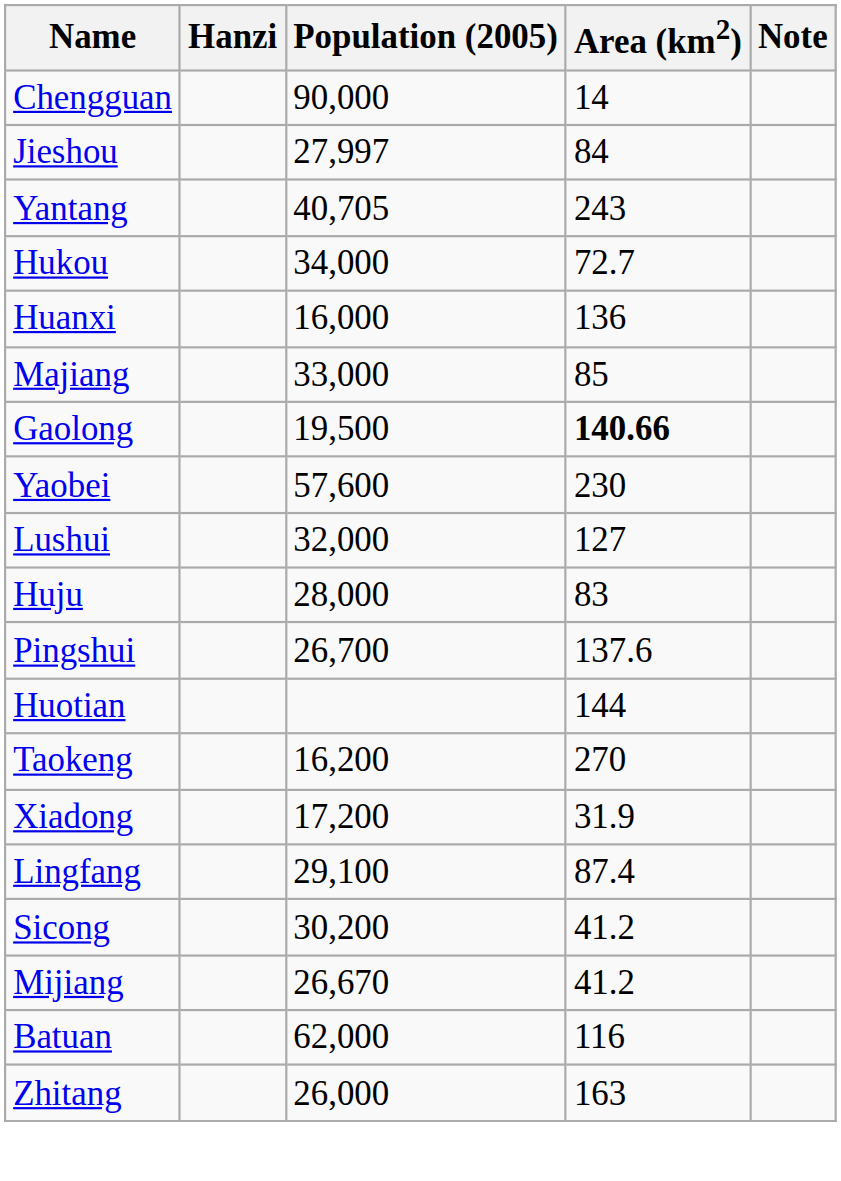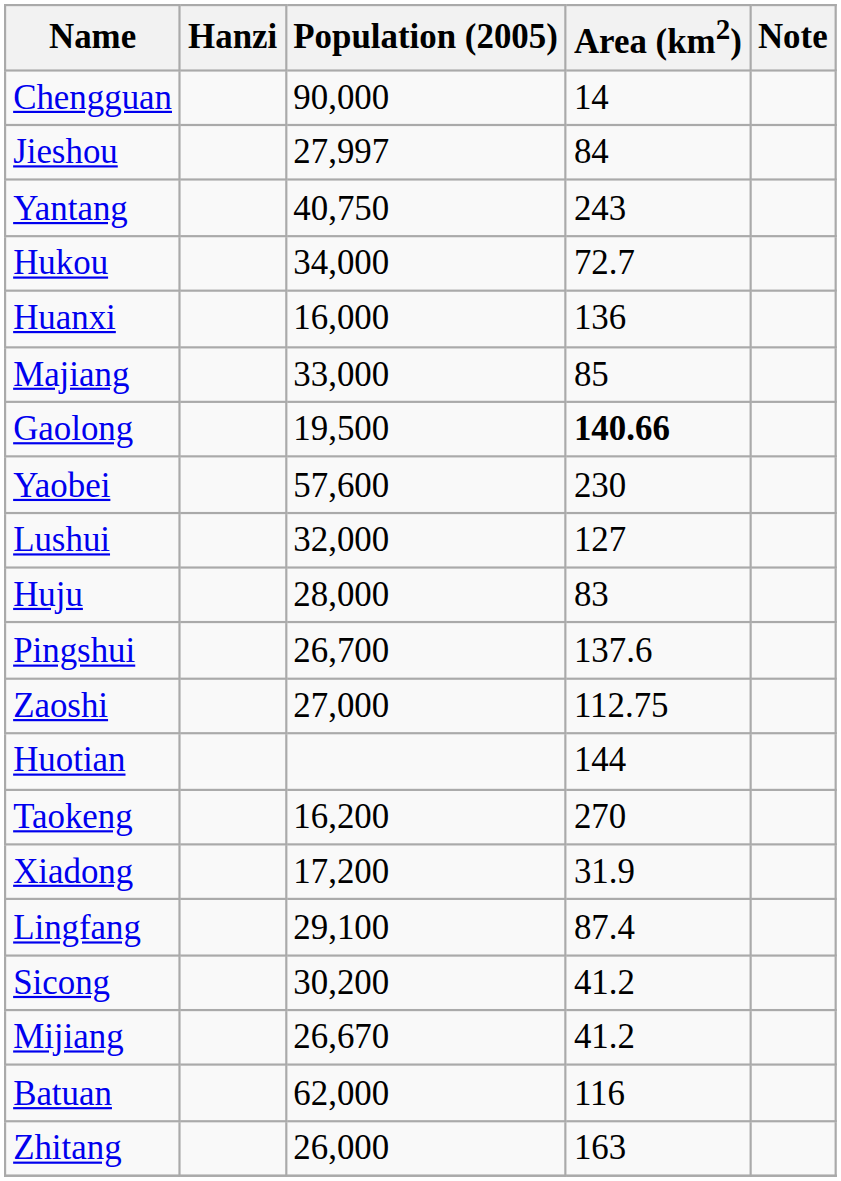(341, 207) 40,705 -> (341, 207) 40,750
+ row: (61, 705)
